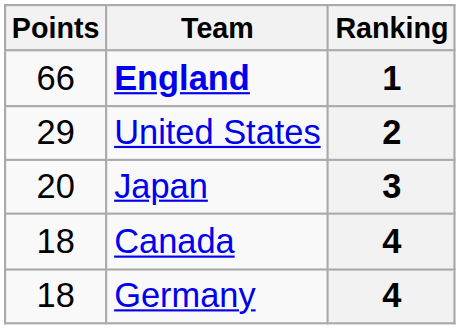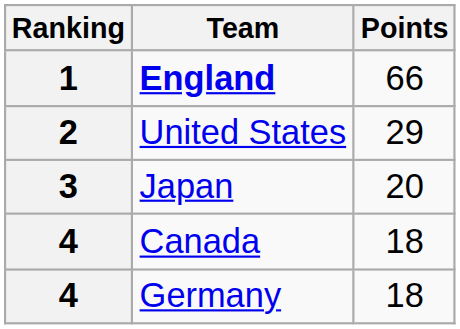columns swapped: (392, 28) <-> (56, 28)
